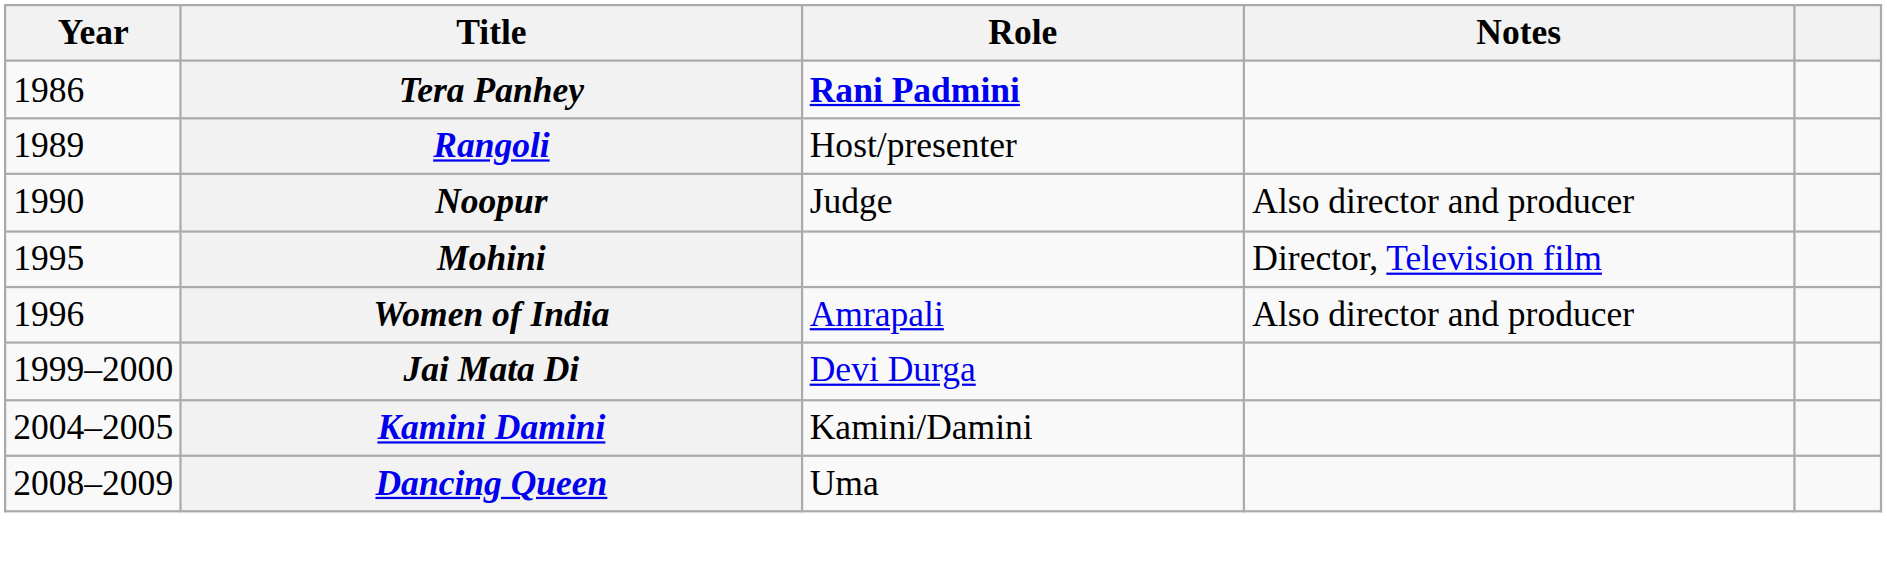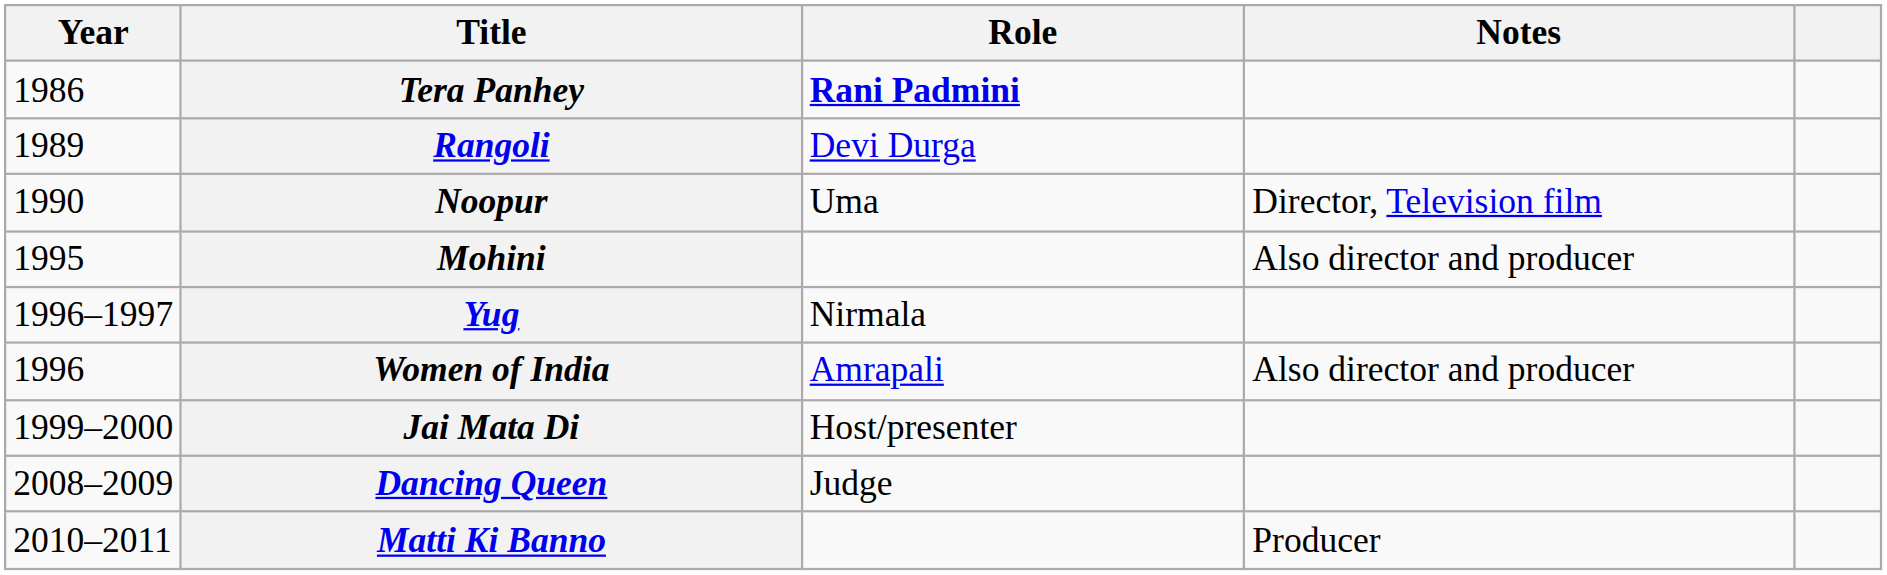(913, 145) Host/presenter -> (893, 145) Devi Durga
(851, 201) Judge -> (844, 201) Uma
(1443, 201) Also director and producer -> (1427, 201) Director, Television film
(1427, 257) Director, Television film -> (1443, 257) Also director and producer
+ row: (491, 314)
(893, 370) Devi Durga -> (913, 426) Host/presenter
- row: (491, 426)
(844, 483) Uma -> (851, 483) Judge
+ row: (491, 539)
